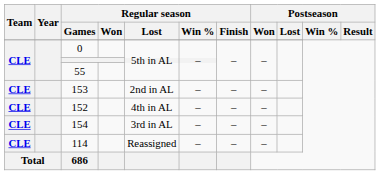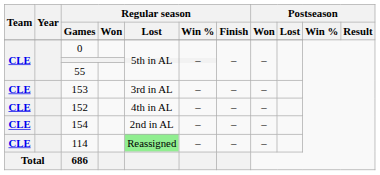(152, 89) 2nd in AL -> (152, 89) 3rd in AL
(152, 125) 3rd in AL -> (152, 125) 2nd in AL
(152, 143) no background -> (152, 143) lightgreen background
